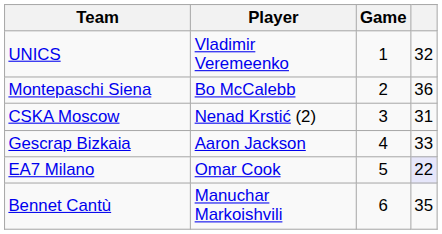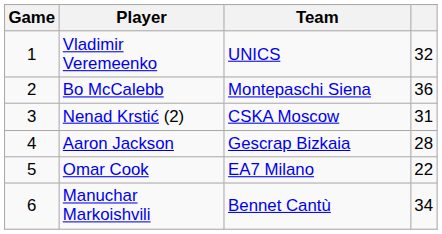columns swapped: (383, 17) <-> (98, 17)
(424, 143) 33 -> (424, 143) 28
(424, 169) lavender background -> (424, 169) no background
(424, 206) 35 -> (424, 206) 34
